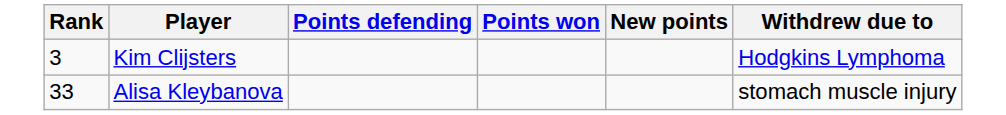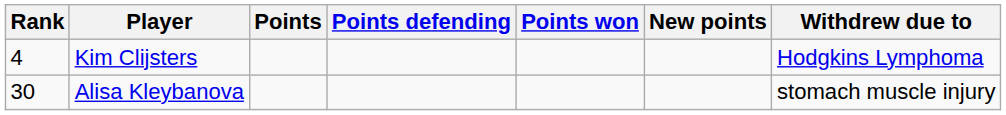+ column: (288, 22)
(55, 57) 3 -> (17, 57) 4
(62, 92) 33 -> (23, 92) 30
